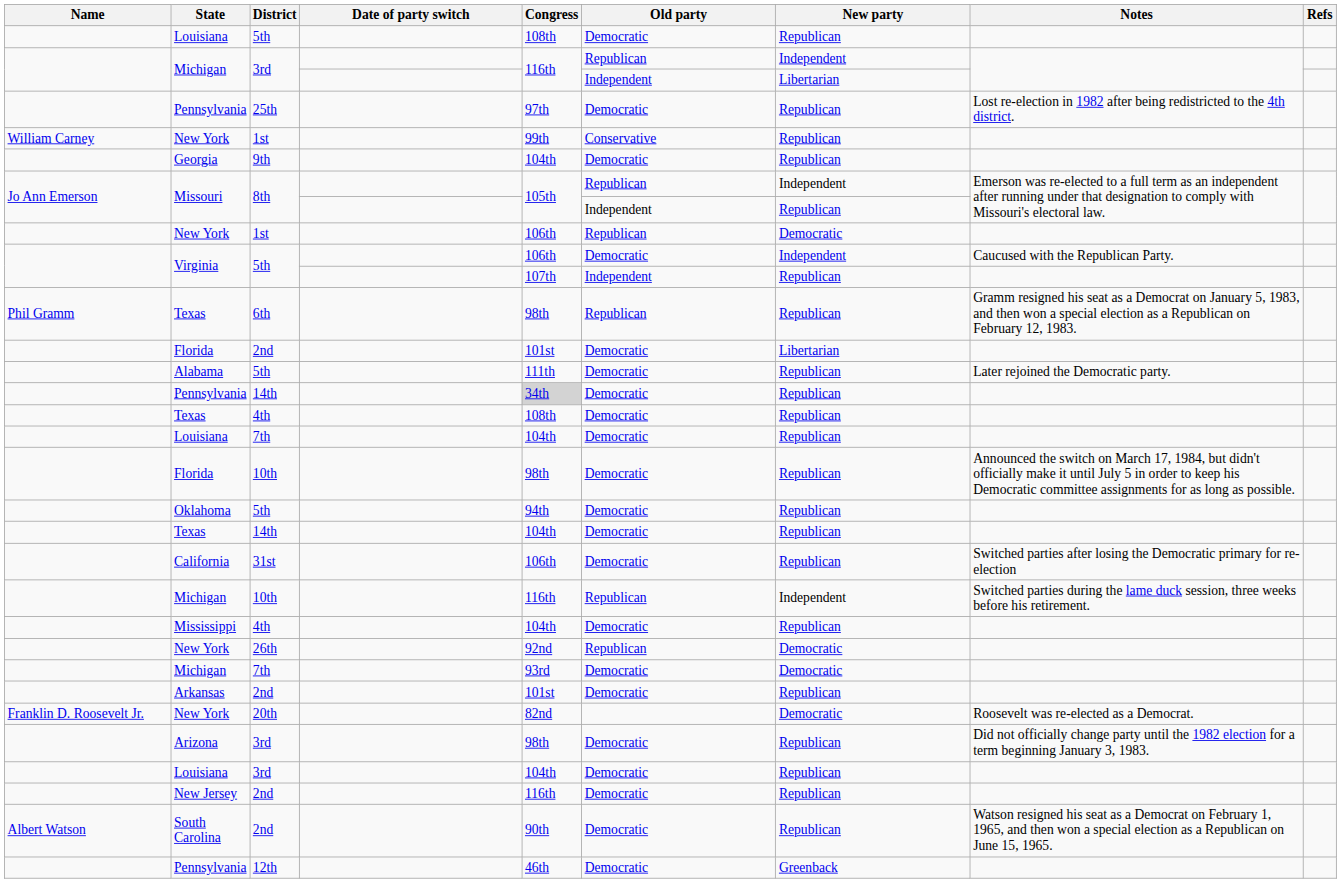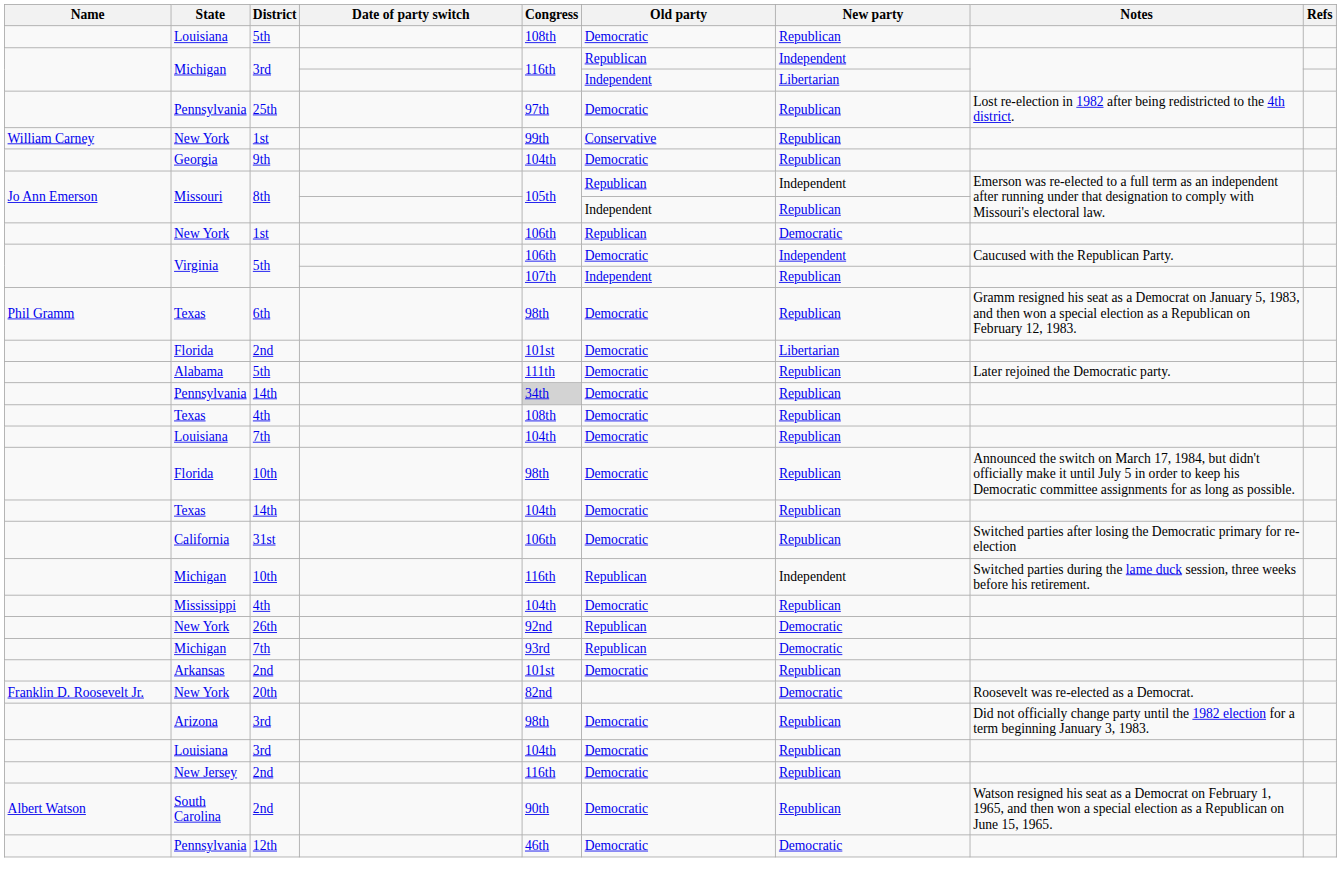(616, 313) Republican -> (616, 313) Democratic
- row: (202, 510)
(616, 670) Democratic -> (616, 649) Republican
(808, 867) Greenback -> (811, 845) Democratic
